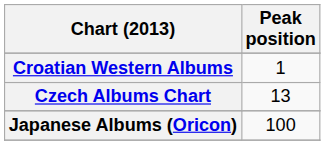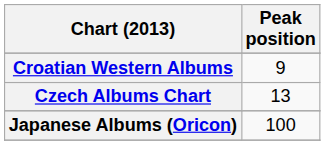(281, 67) 1 -> (281, 67) 9
